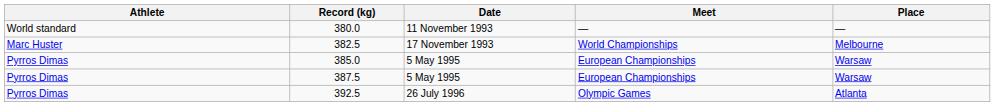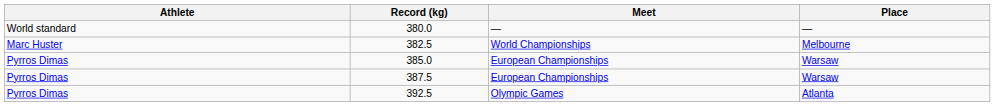- column: (490, 13)
